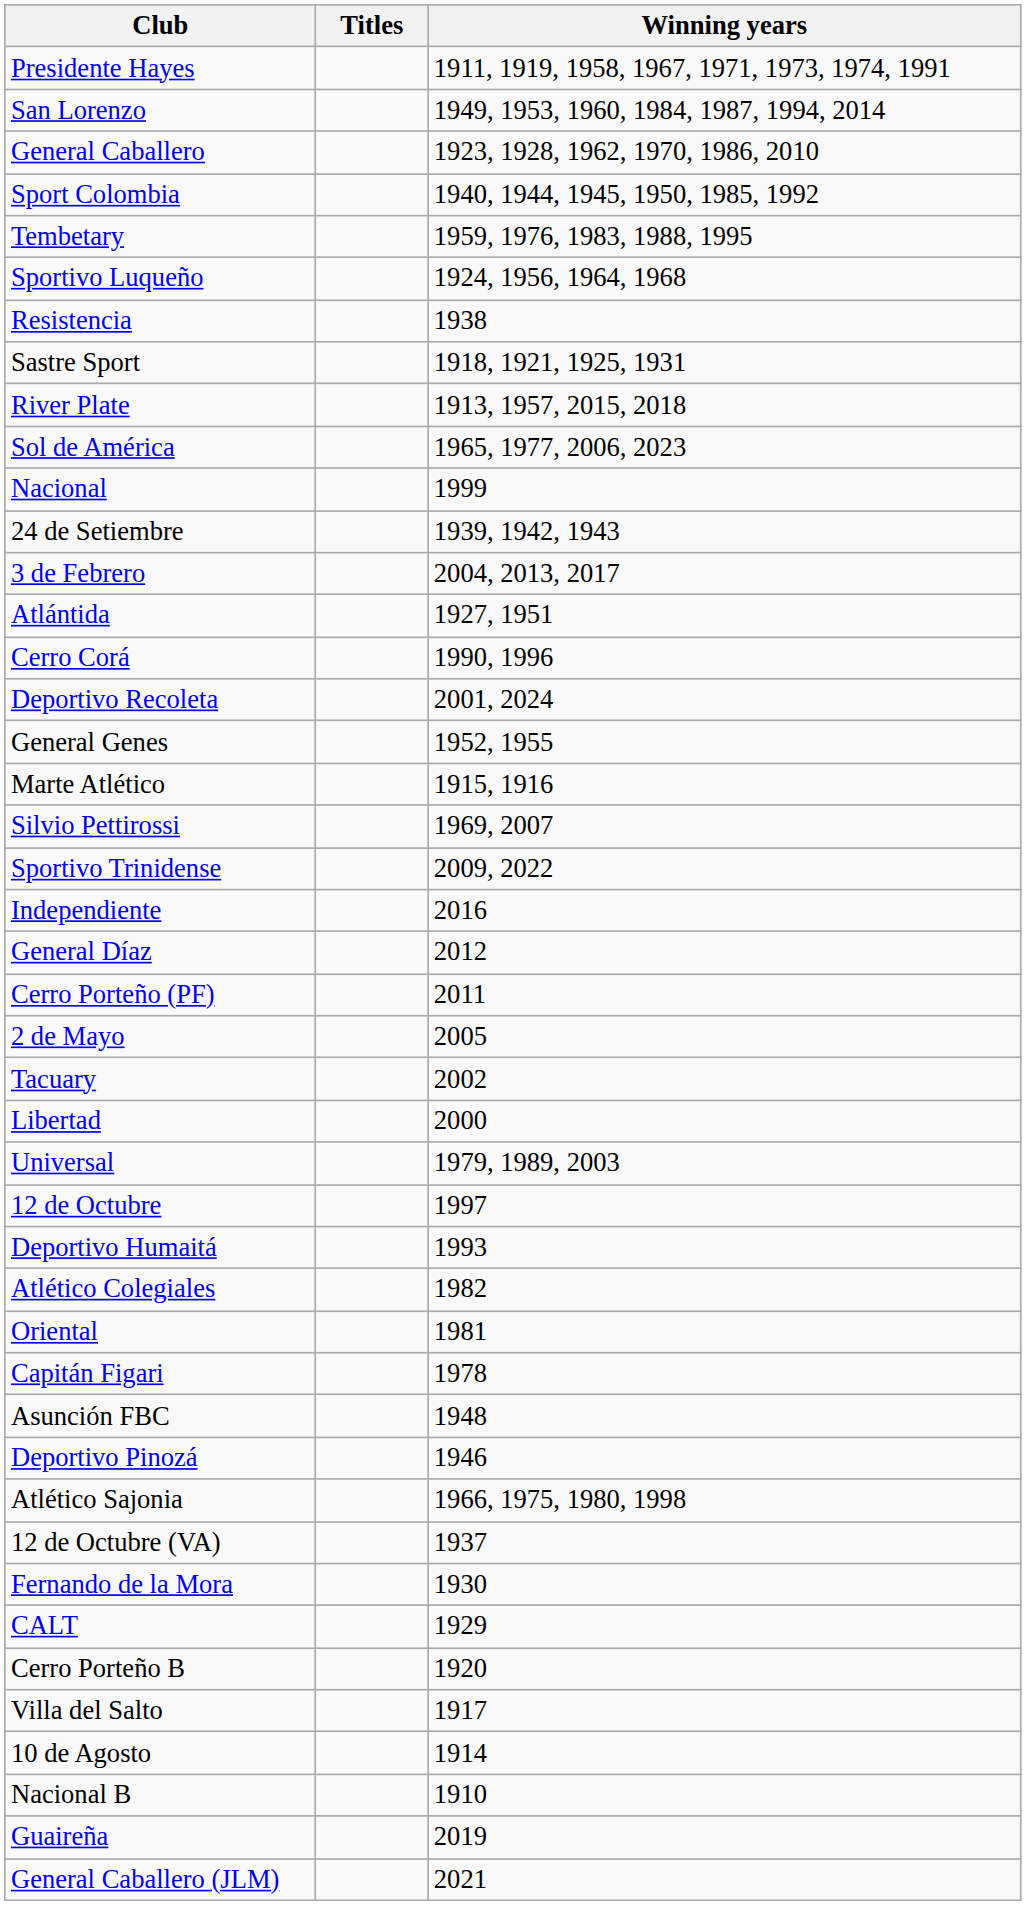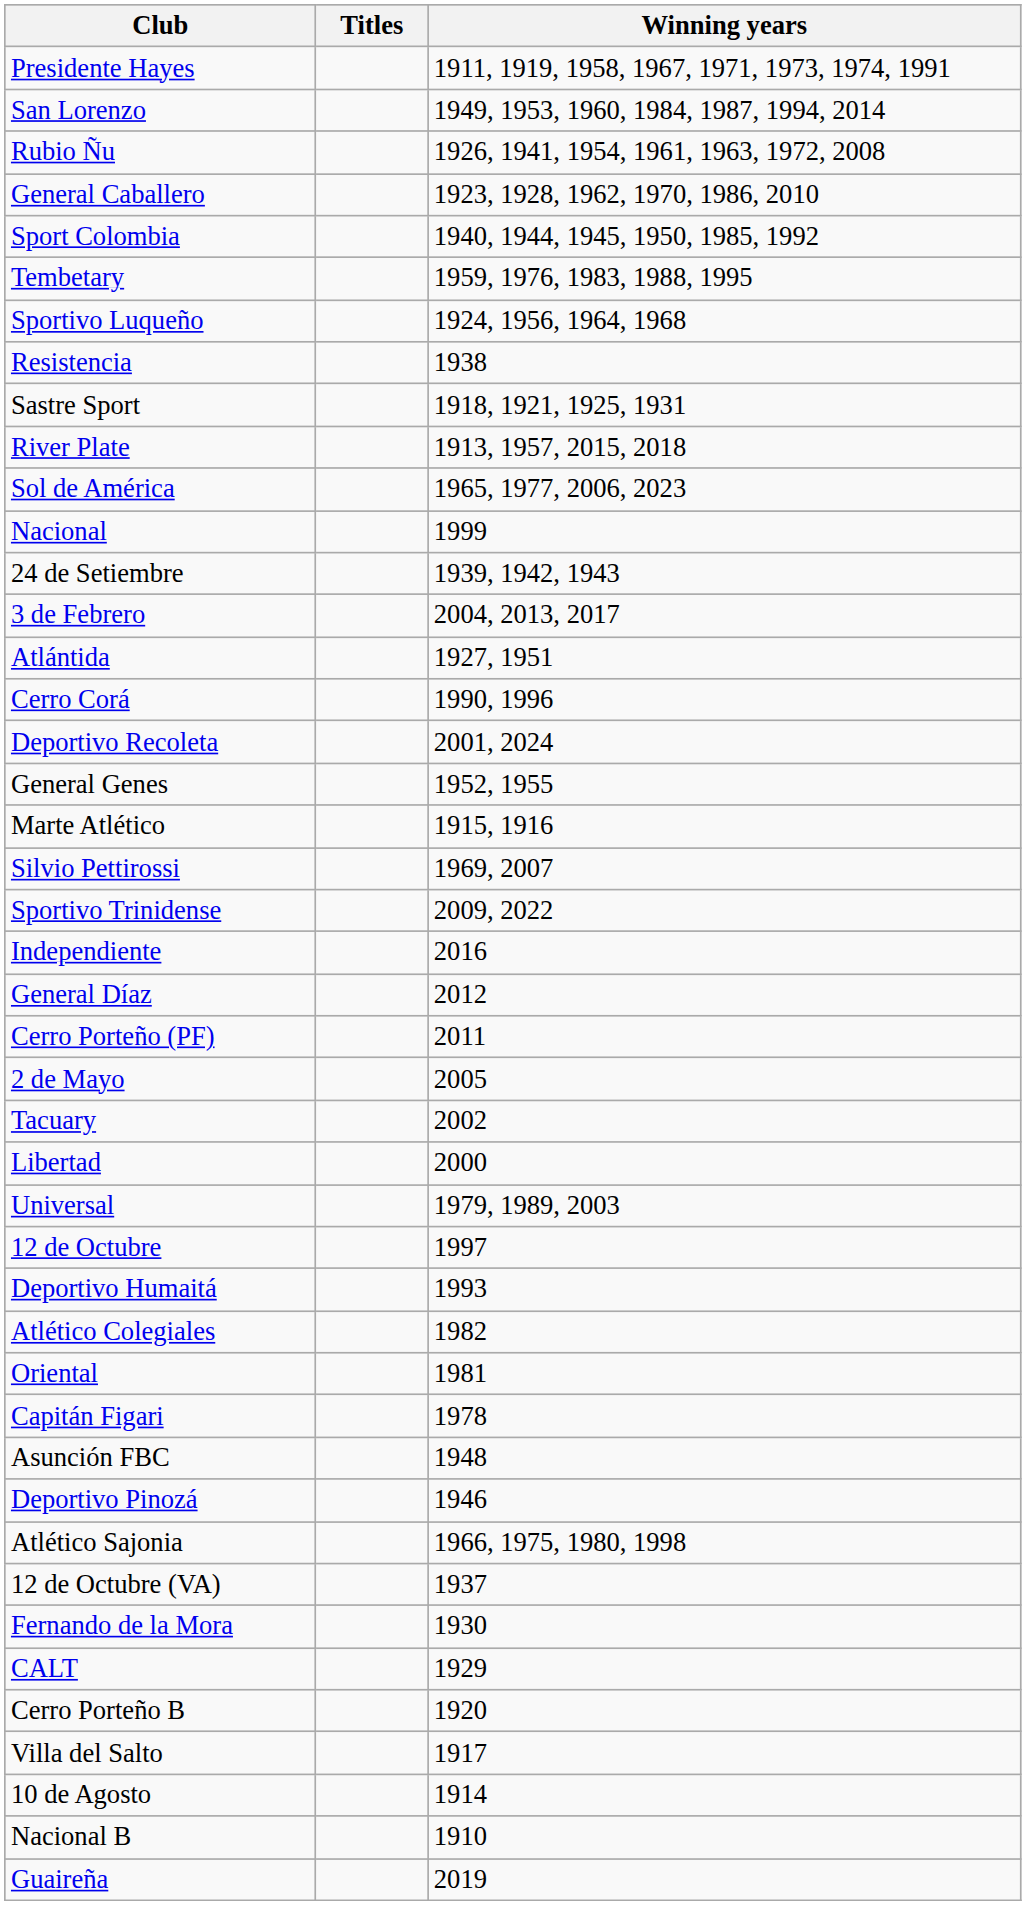+ row: (63, 151)
- row: (145, 1878)
